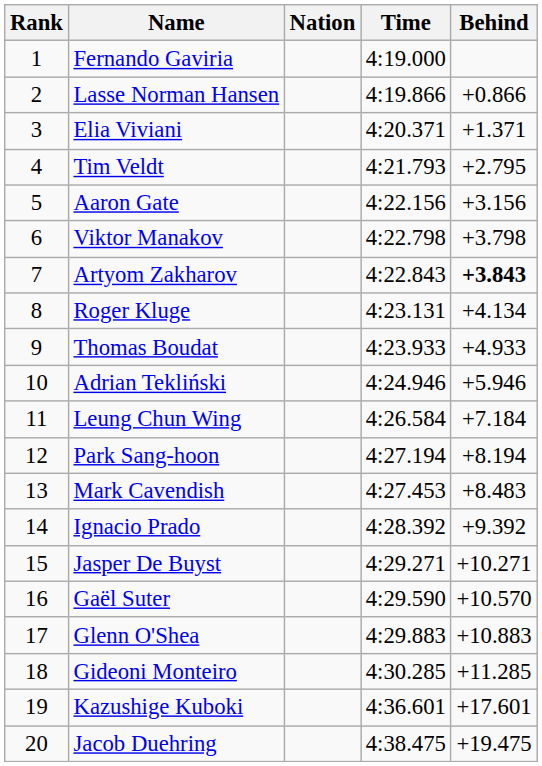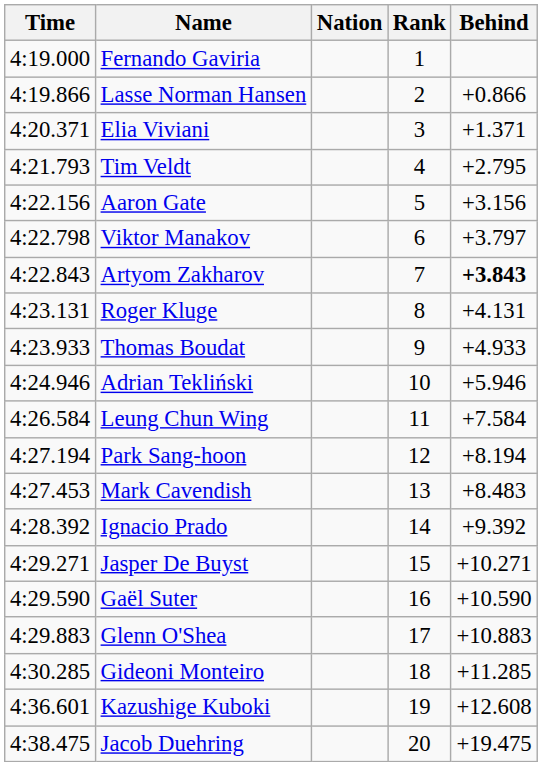columns swapped: (36, 22) <-> (406, 22)
(494, 238) +3.798 -> (494, 238) +3.797
(494, 310) +4.134 -> (494, 310) +4.131
(494, 418) +7.184 -> (494, 418) +7.584
(494, 599) +10.570 -> (494, 599) +10.590
(494, 707) +17.601 -> (494, 707) +12.608
